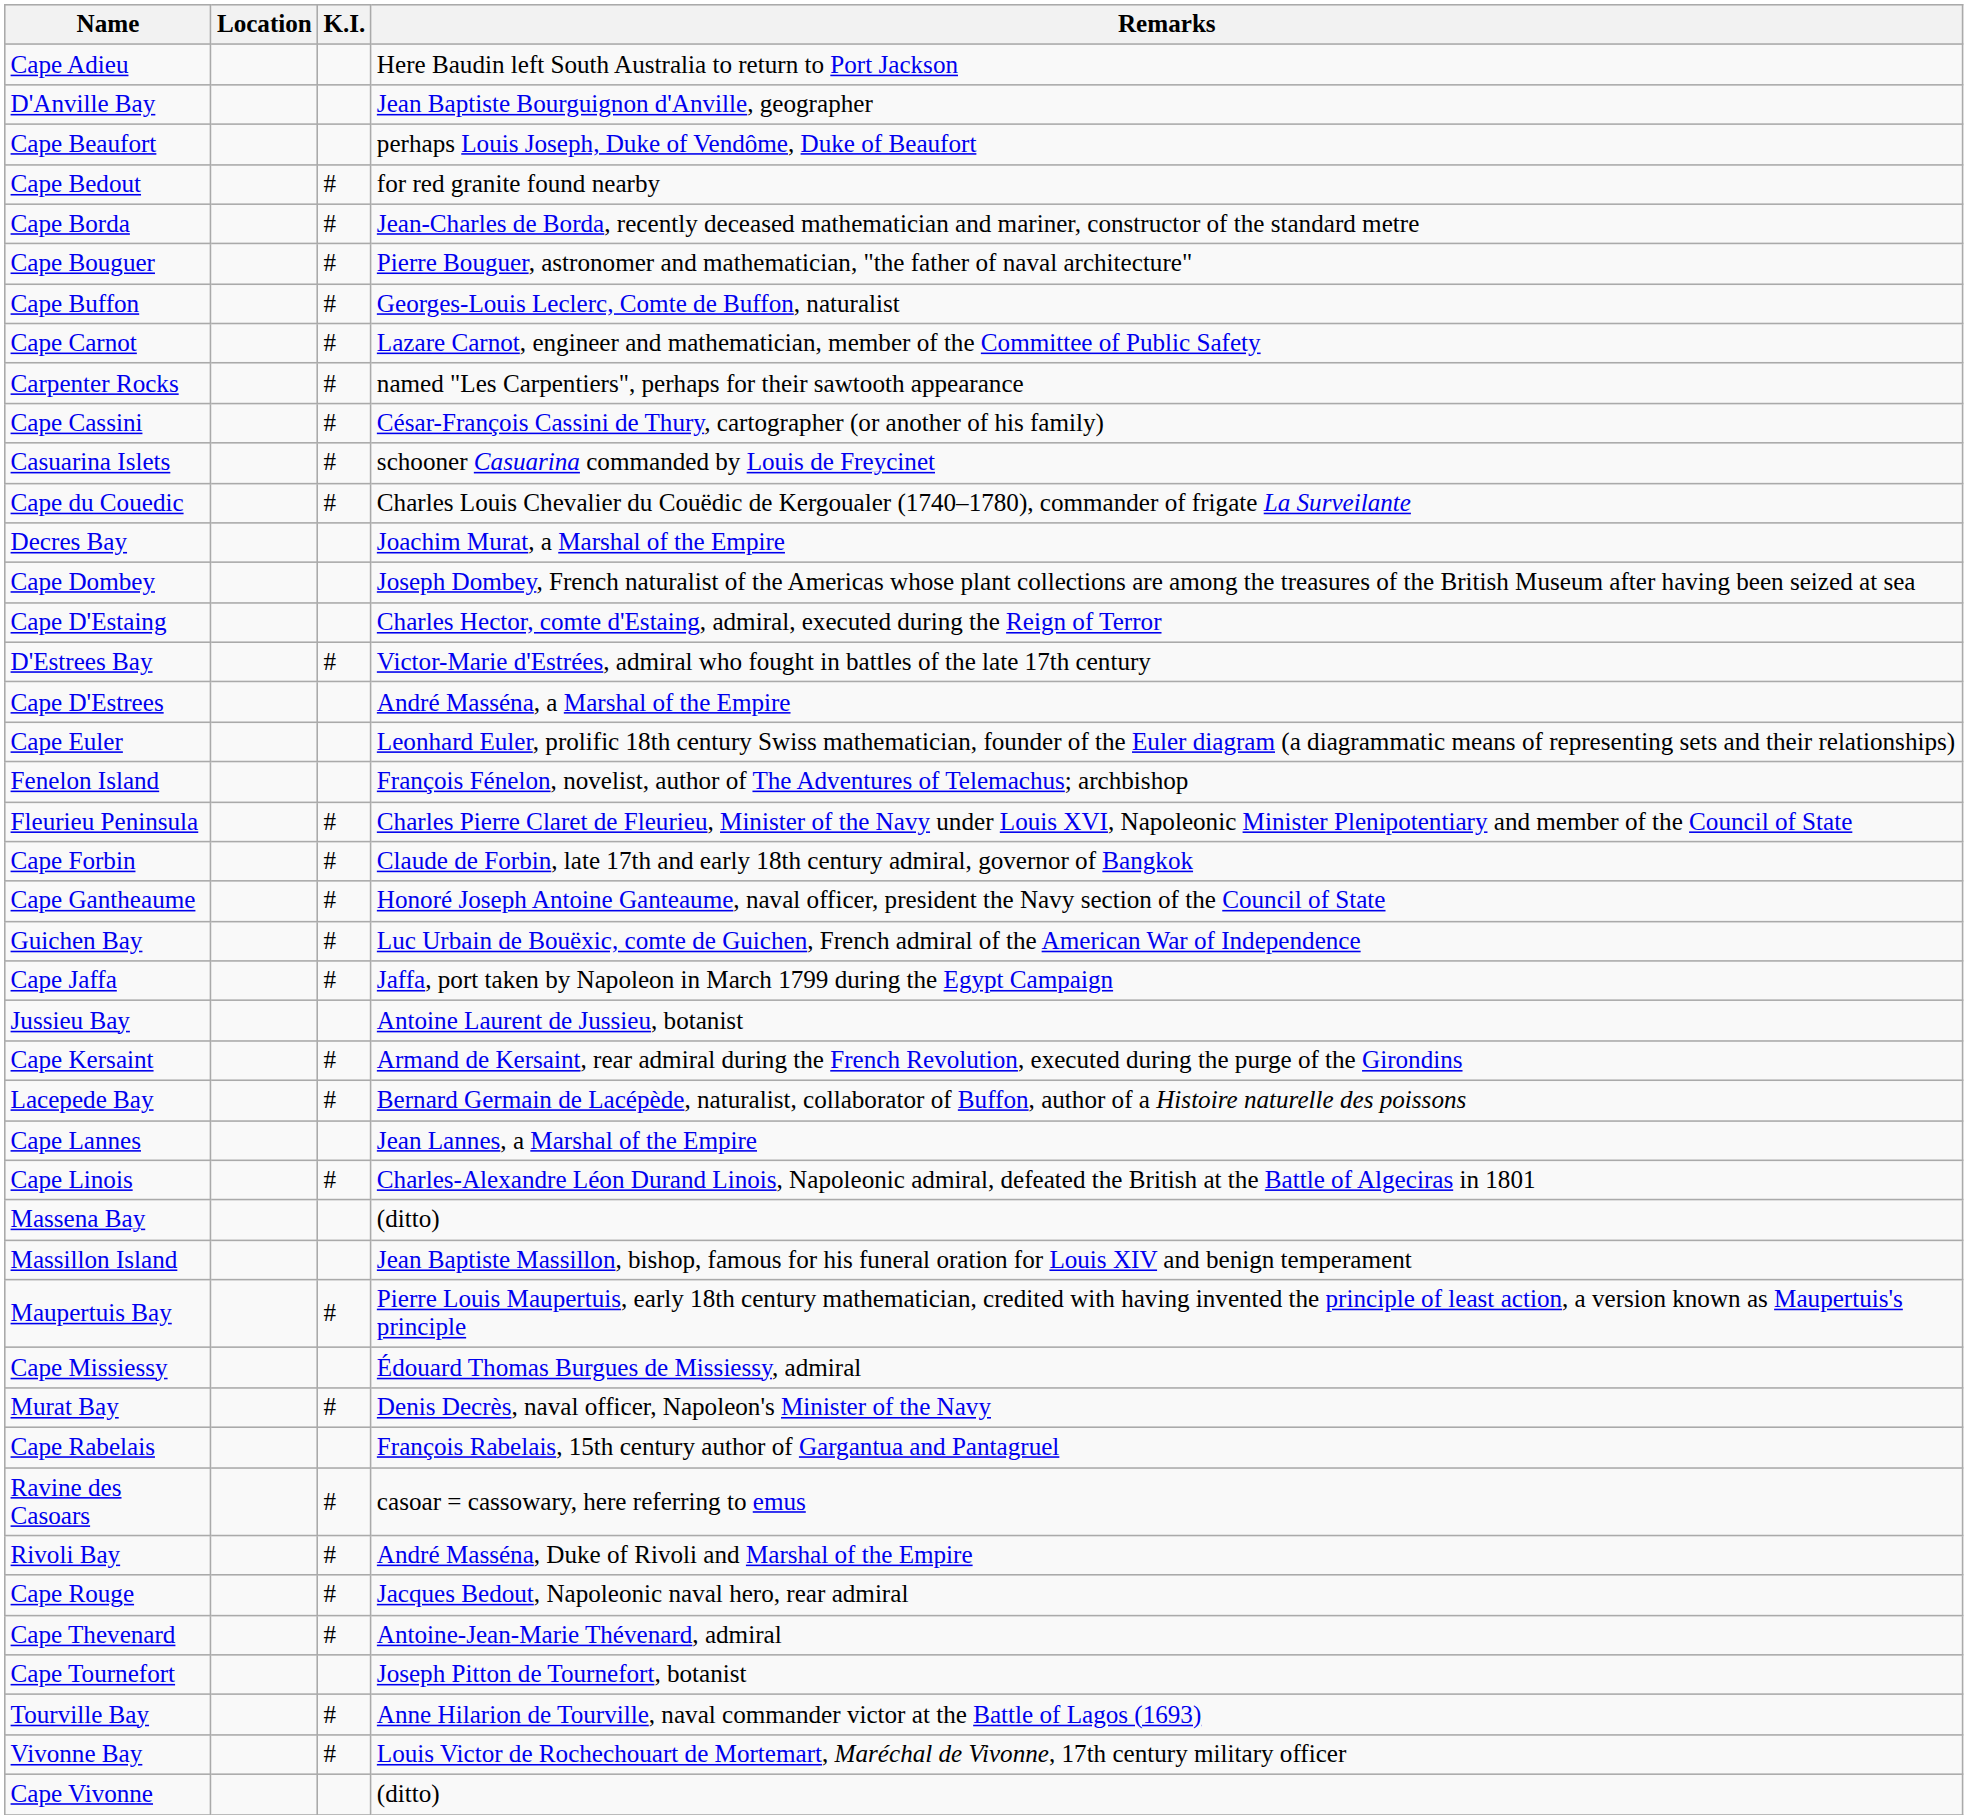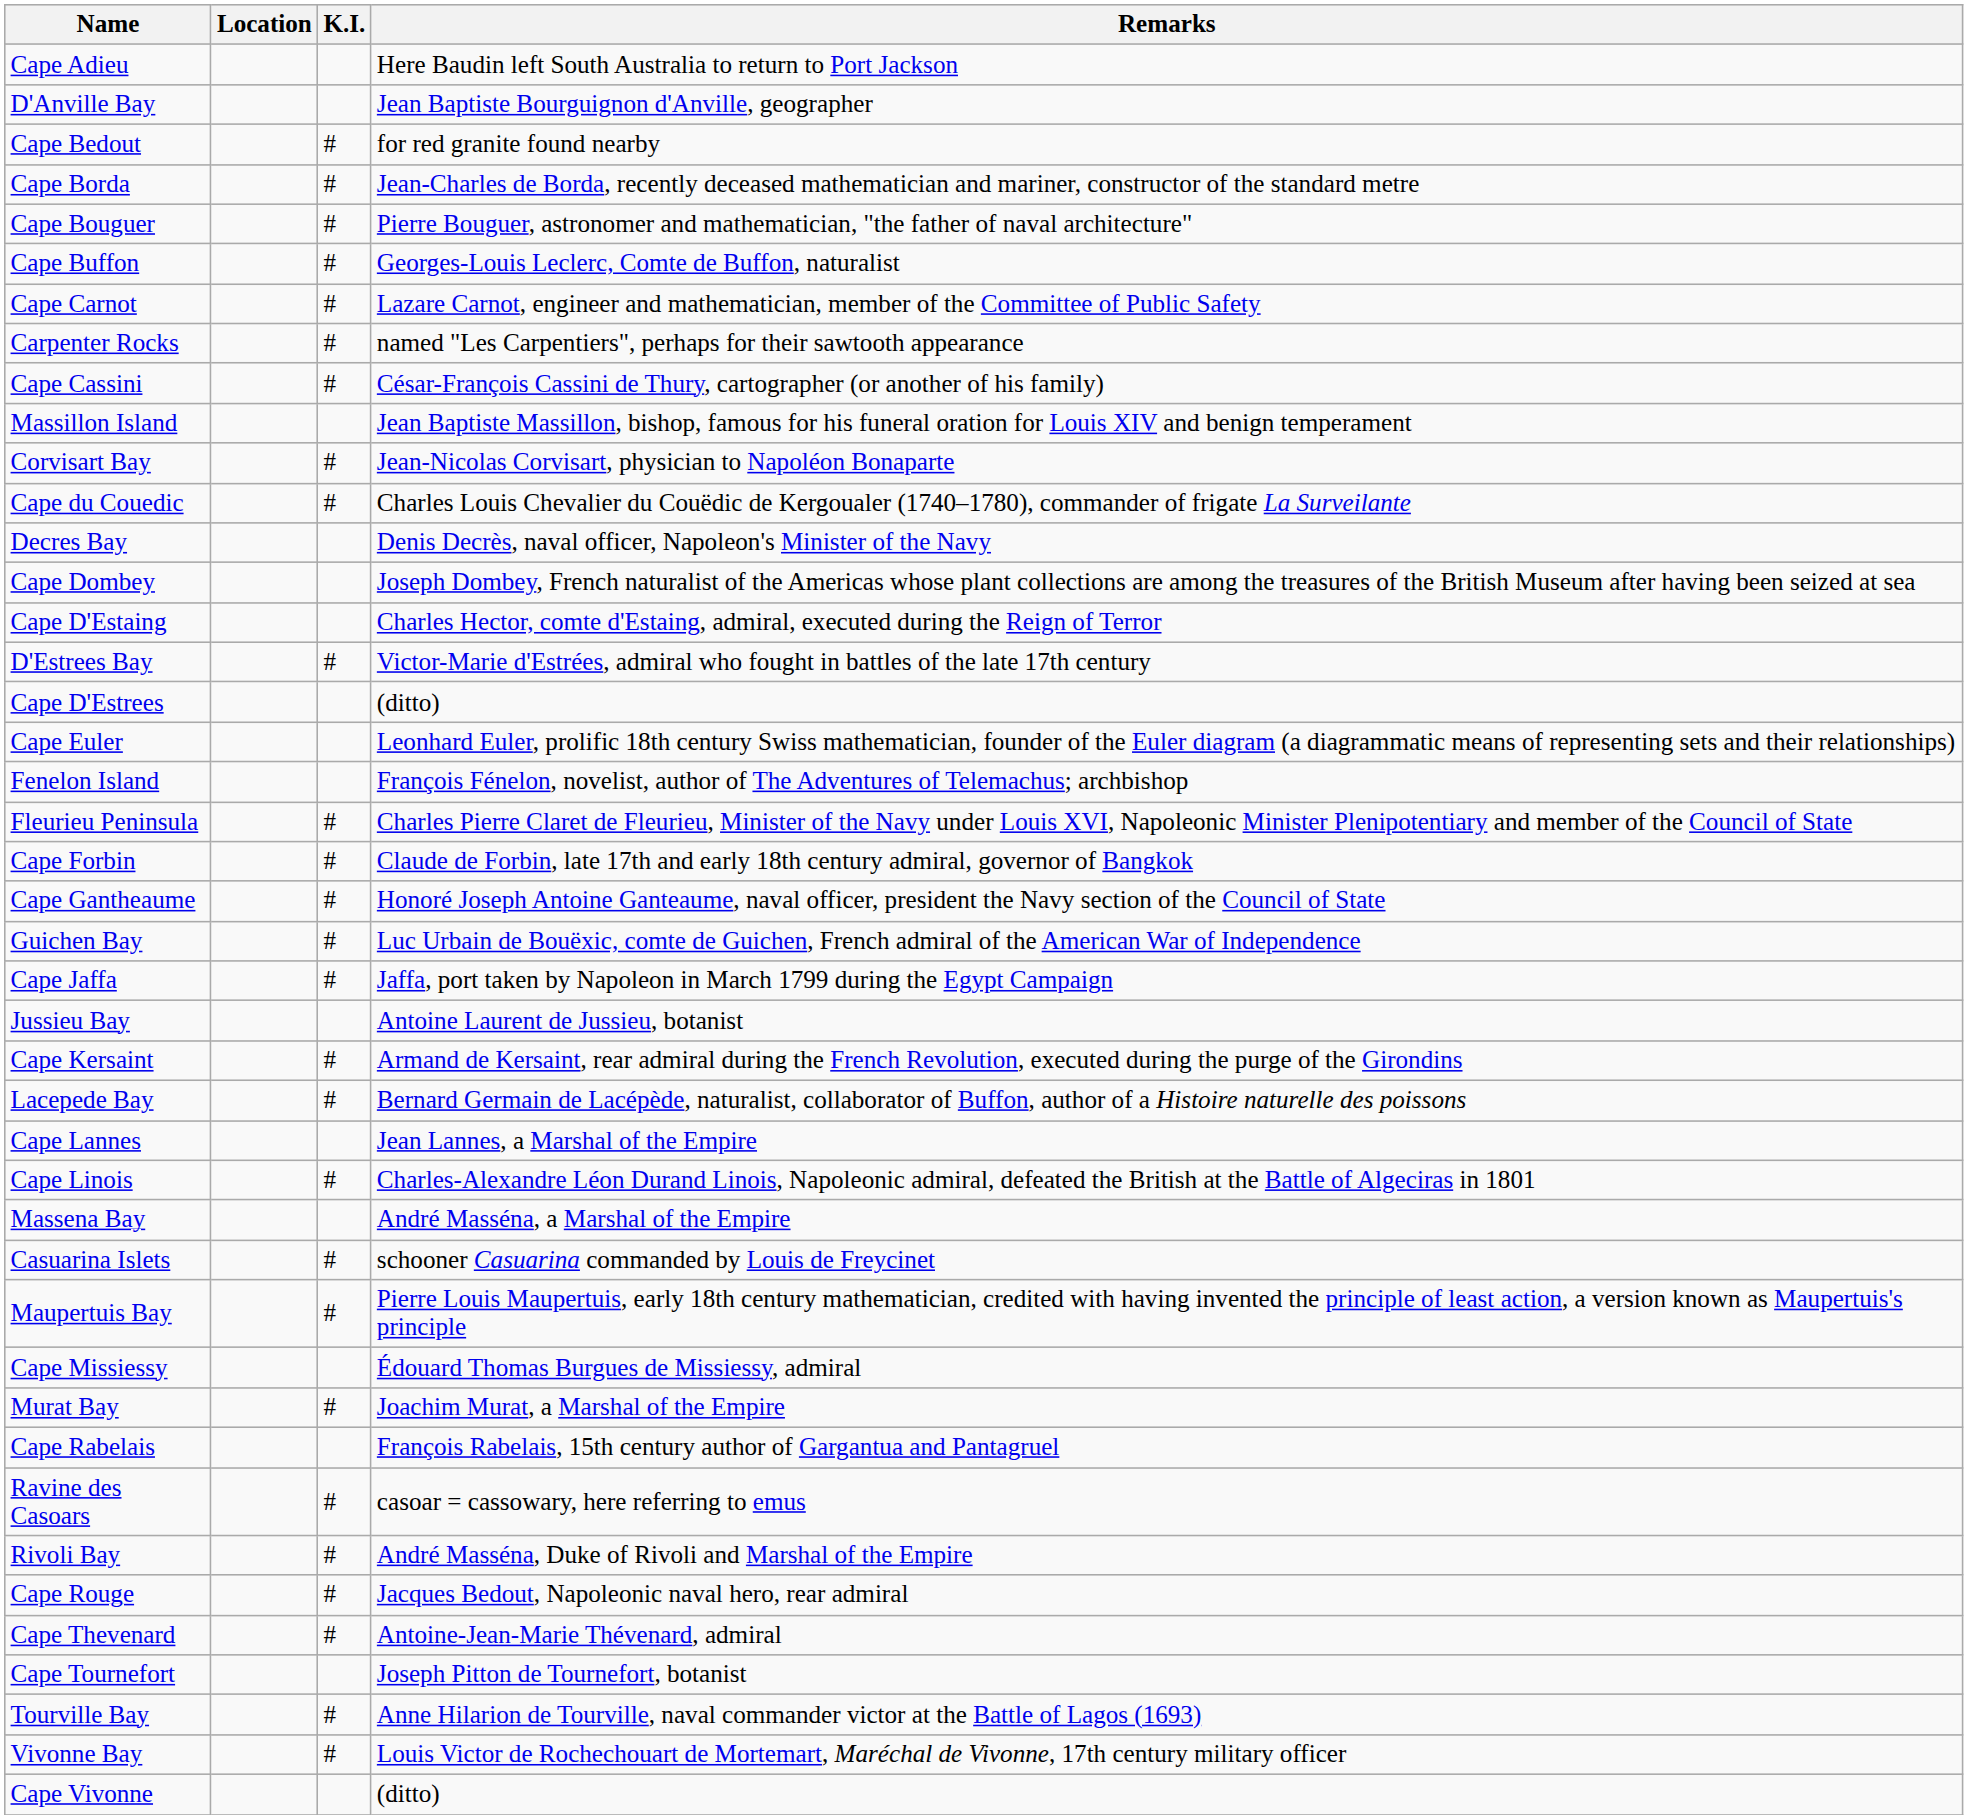- row: (83, 143)
rows swapped: (90, 462) <-> (94, 1259)
+ row: (81, 462)
(581, 542) Joachim Murat, a Marshal of the Empire -> (684, 542) Denis Decrès, naval officer, Napoleon's Minister of the Navy
(584, 701) André Masséna, a Marshal of the Empire -> (408, 701) (ditto)
(408, 1219) (ditto) -> (584, 1219) André Masséna, a Marshal of the Empire
(684, 1407) Denis Decrès, naval officer, Napoleon's Minister of the Navy -> (581, 1407) Joachim Murat, a Marshal of the Empire
